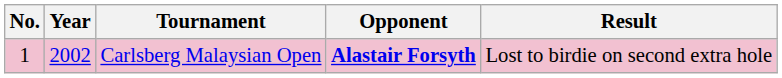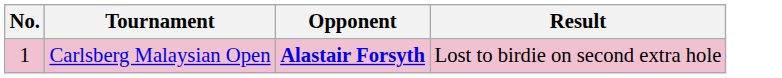- column: (70, 21)
